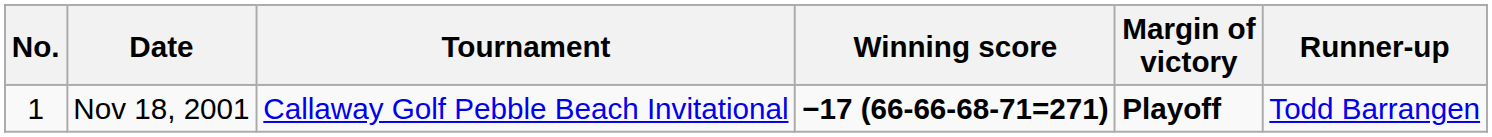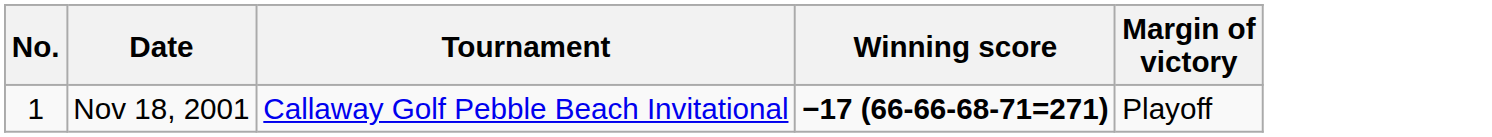- column: (1375, 45)
(1172, 109) bold -> (1167, 109) normal
